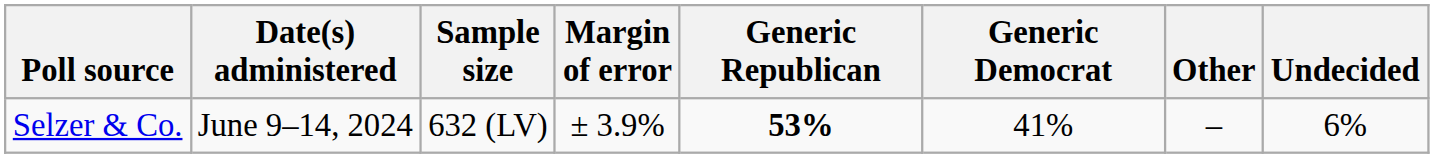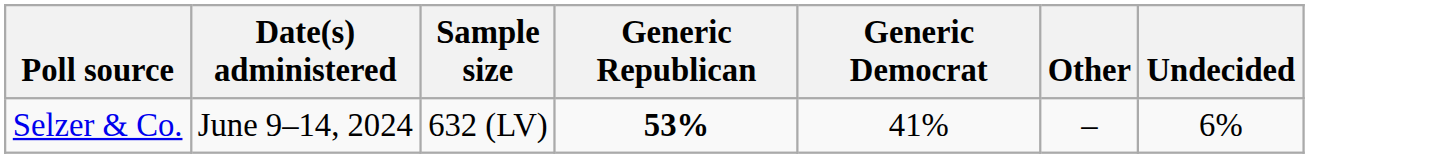- column: (618, 51)
